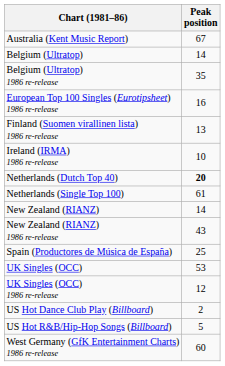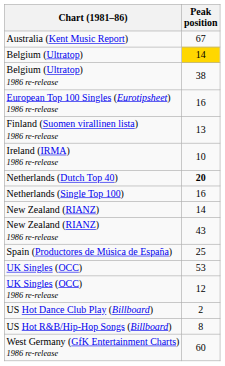(201, 54) no background -> (201, 54) gold background
(201, 76) 35 -> (201, 76) 38
(201, 194) 61 -> (201, 194) 16
(201, 326) 5 -> (201, 326) 8
